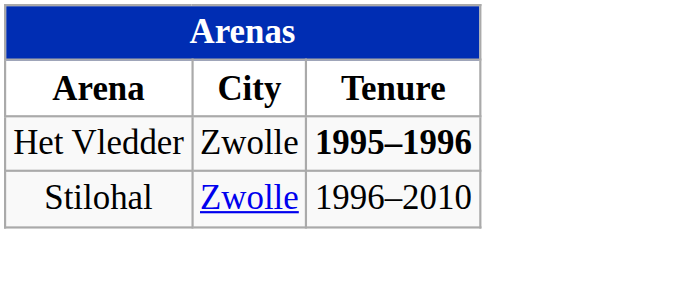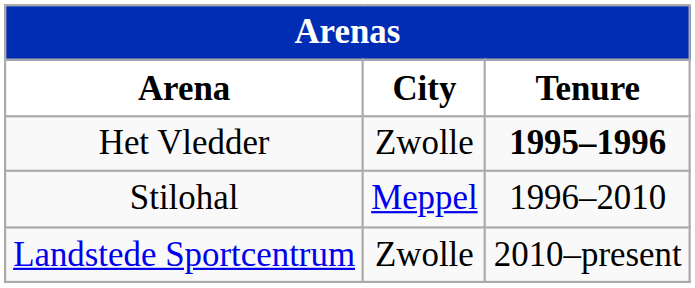(249, 198) Zwolle -> (424, 198) Meppel
+ row: (184, 253)
